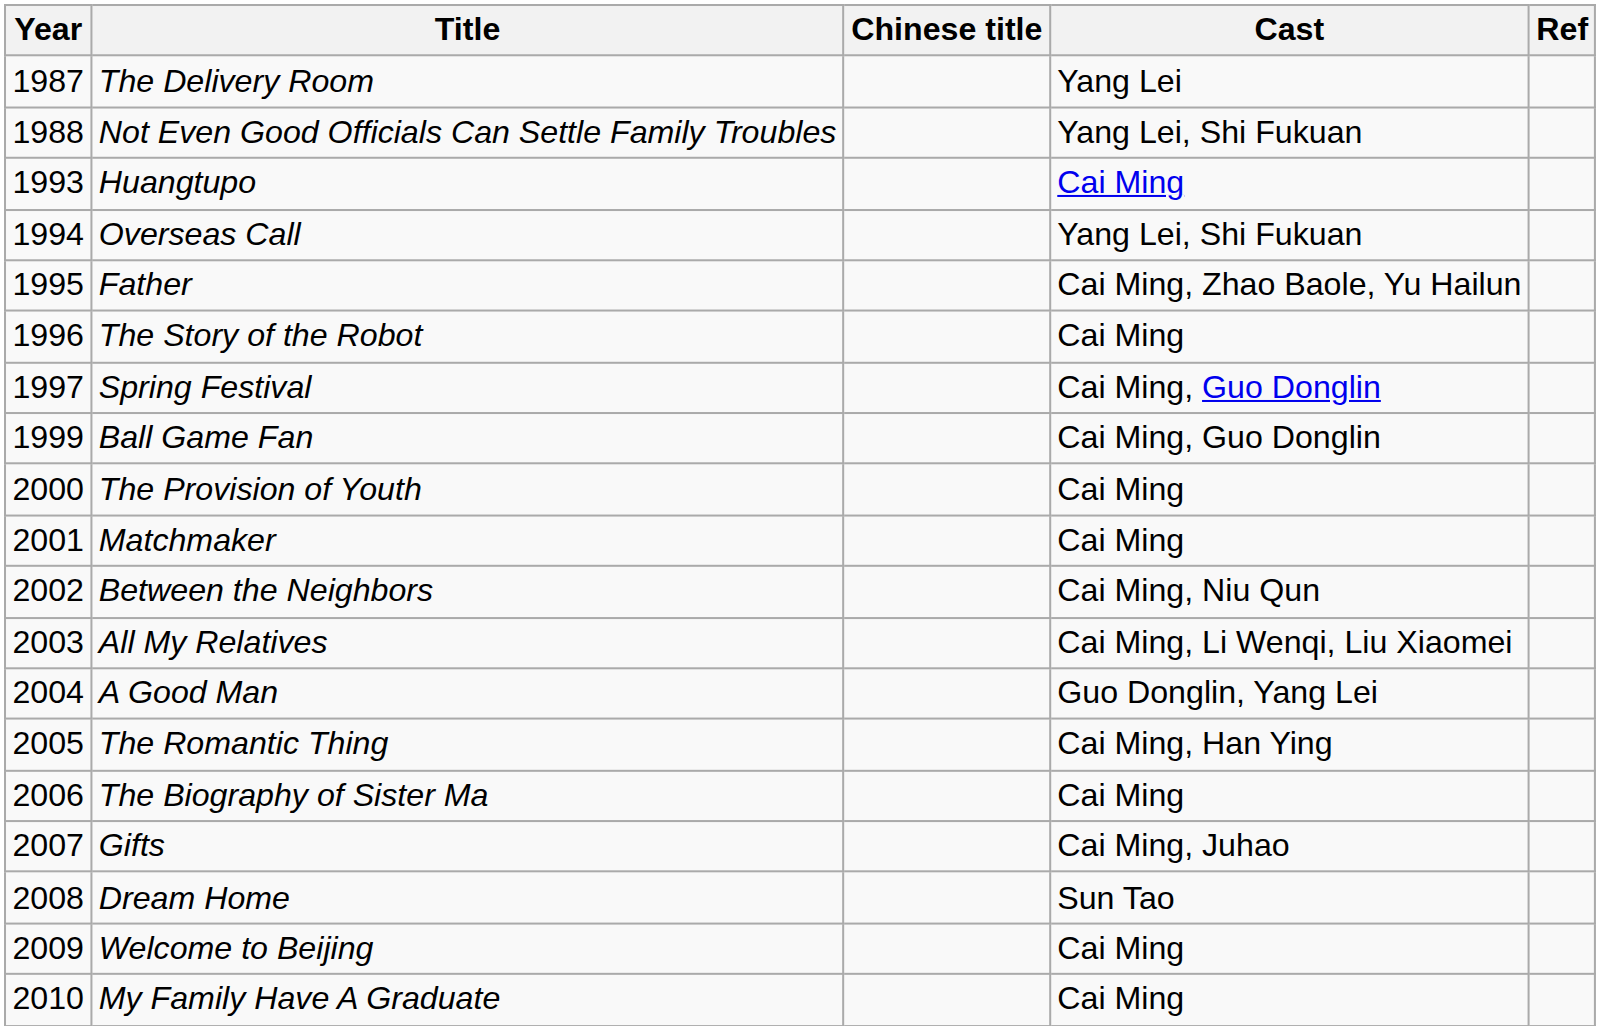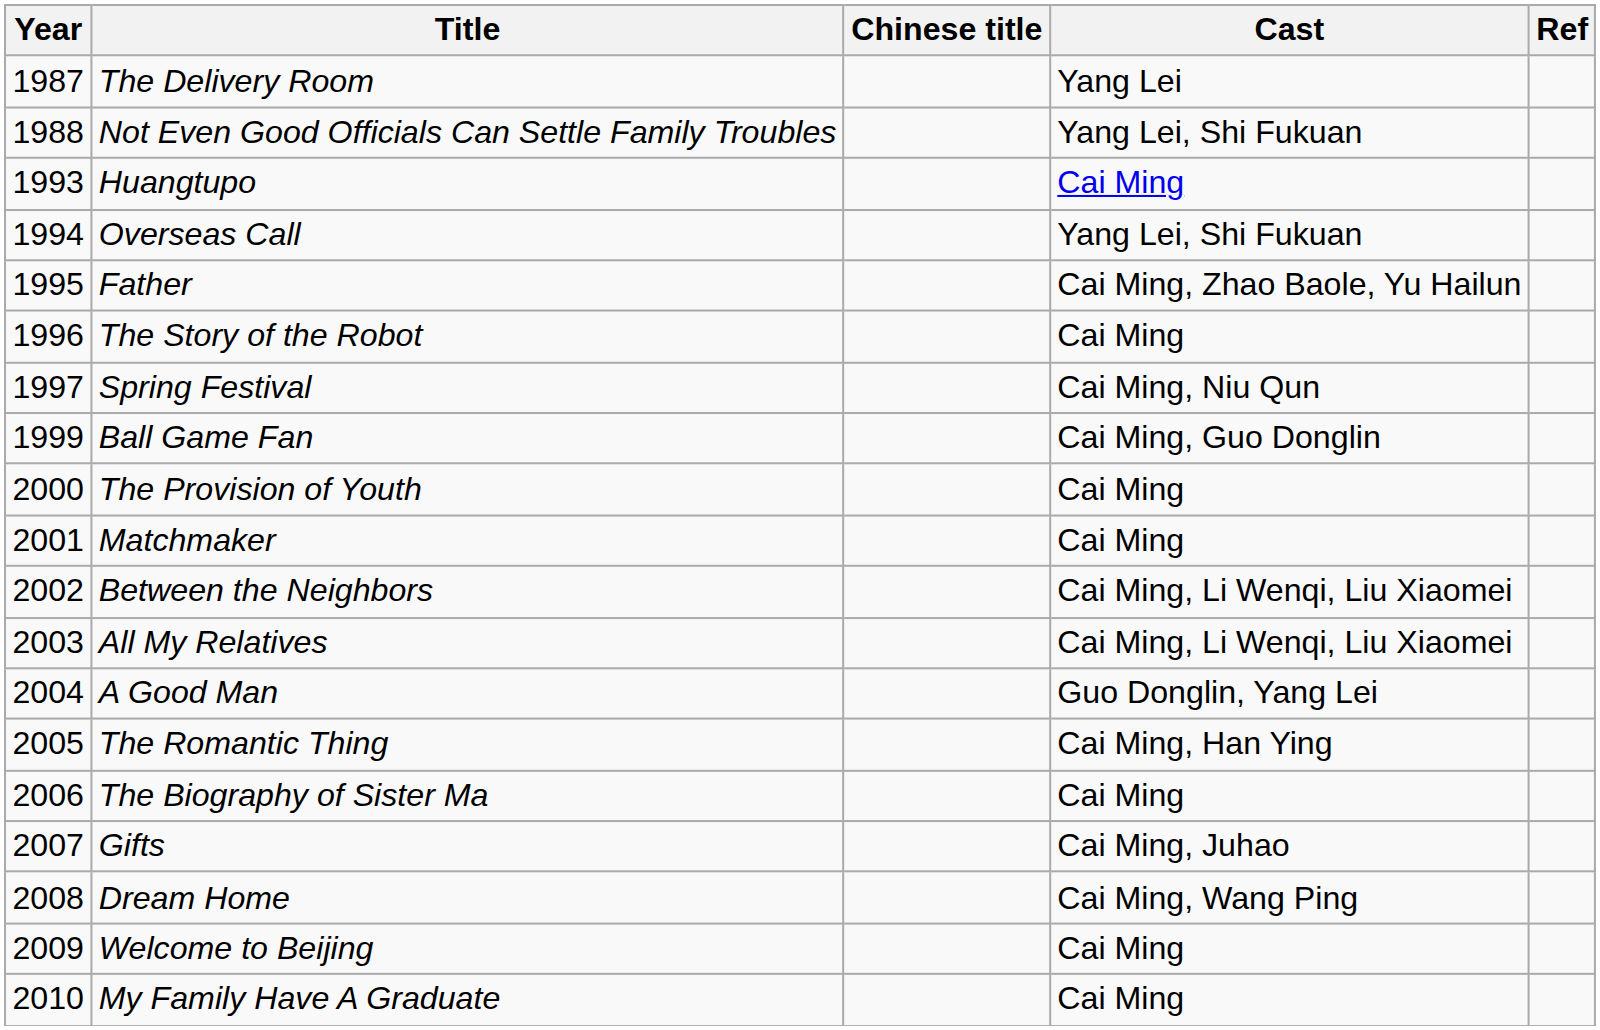(1219, 387) Cai Ming, Guo Donglin -> (1189, 387) Cai Ming, Niu Qun
(1189, 591) Cai Ming, Niu Qun -> (1285, 591) Cai Ming, Li Wenqi, Liu Xiaomei
(1116, 897) Sun Tao -> (1208, 897) Cai Ming, Wang Ping
